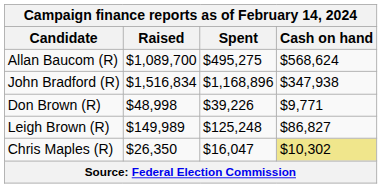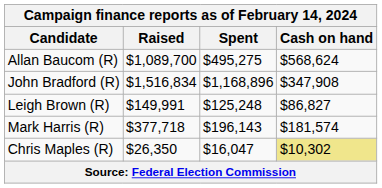(309, 82) $347,938 -> (309, 82) $347,908
- row: (54, 104)
(155, 127) $149,989 -> (155, 104) $149,991
+ row: (56, 127)
